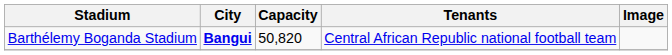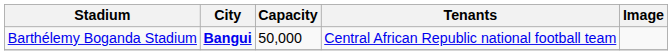(280, 38) 50,820 -> (280, 38) 50,000
